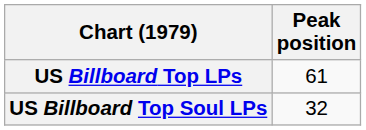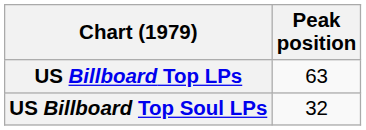(317, 76) 61 -> (317, 76) 63
